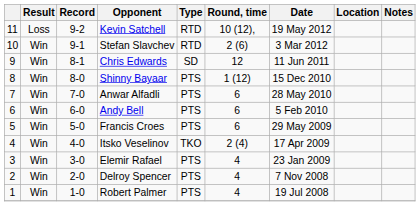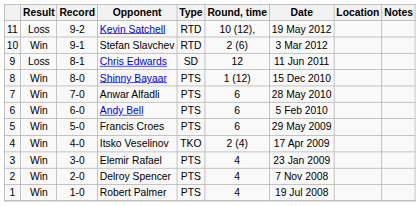(39, 62) Win -> (39, 62) Loss
